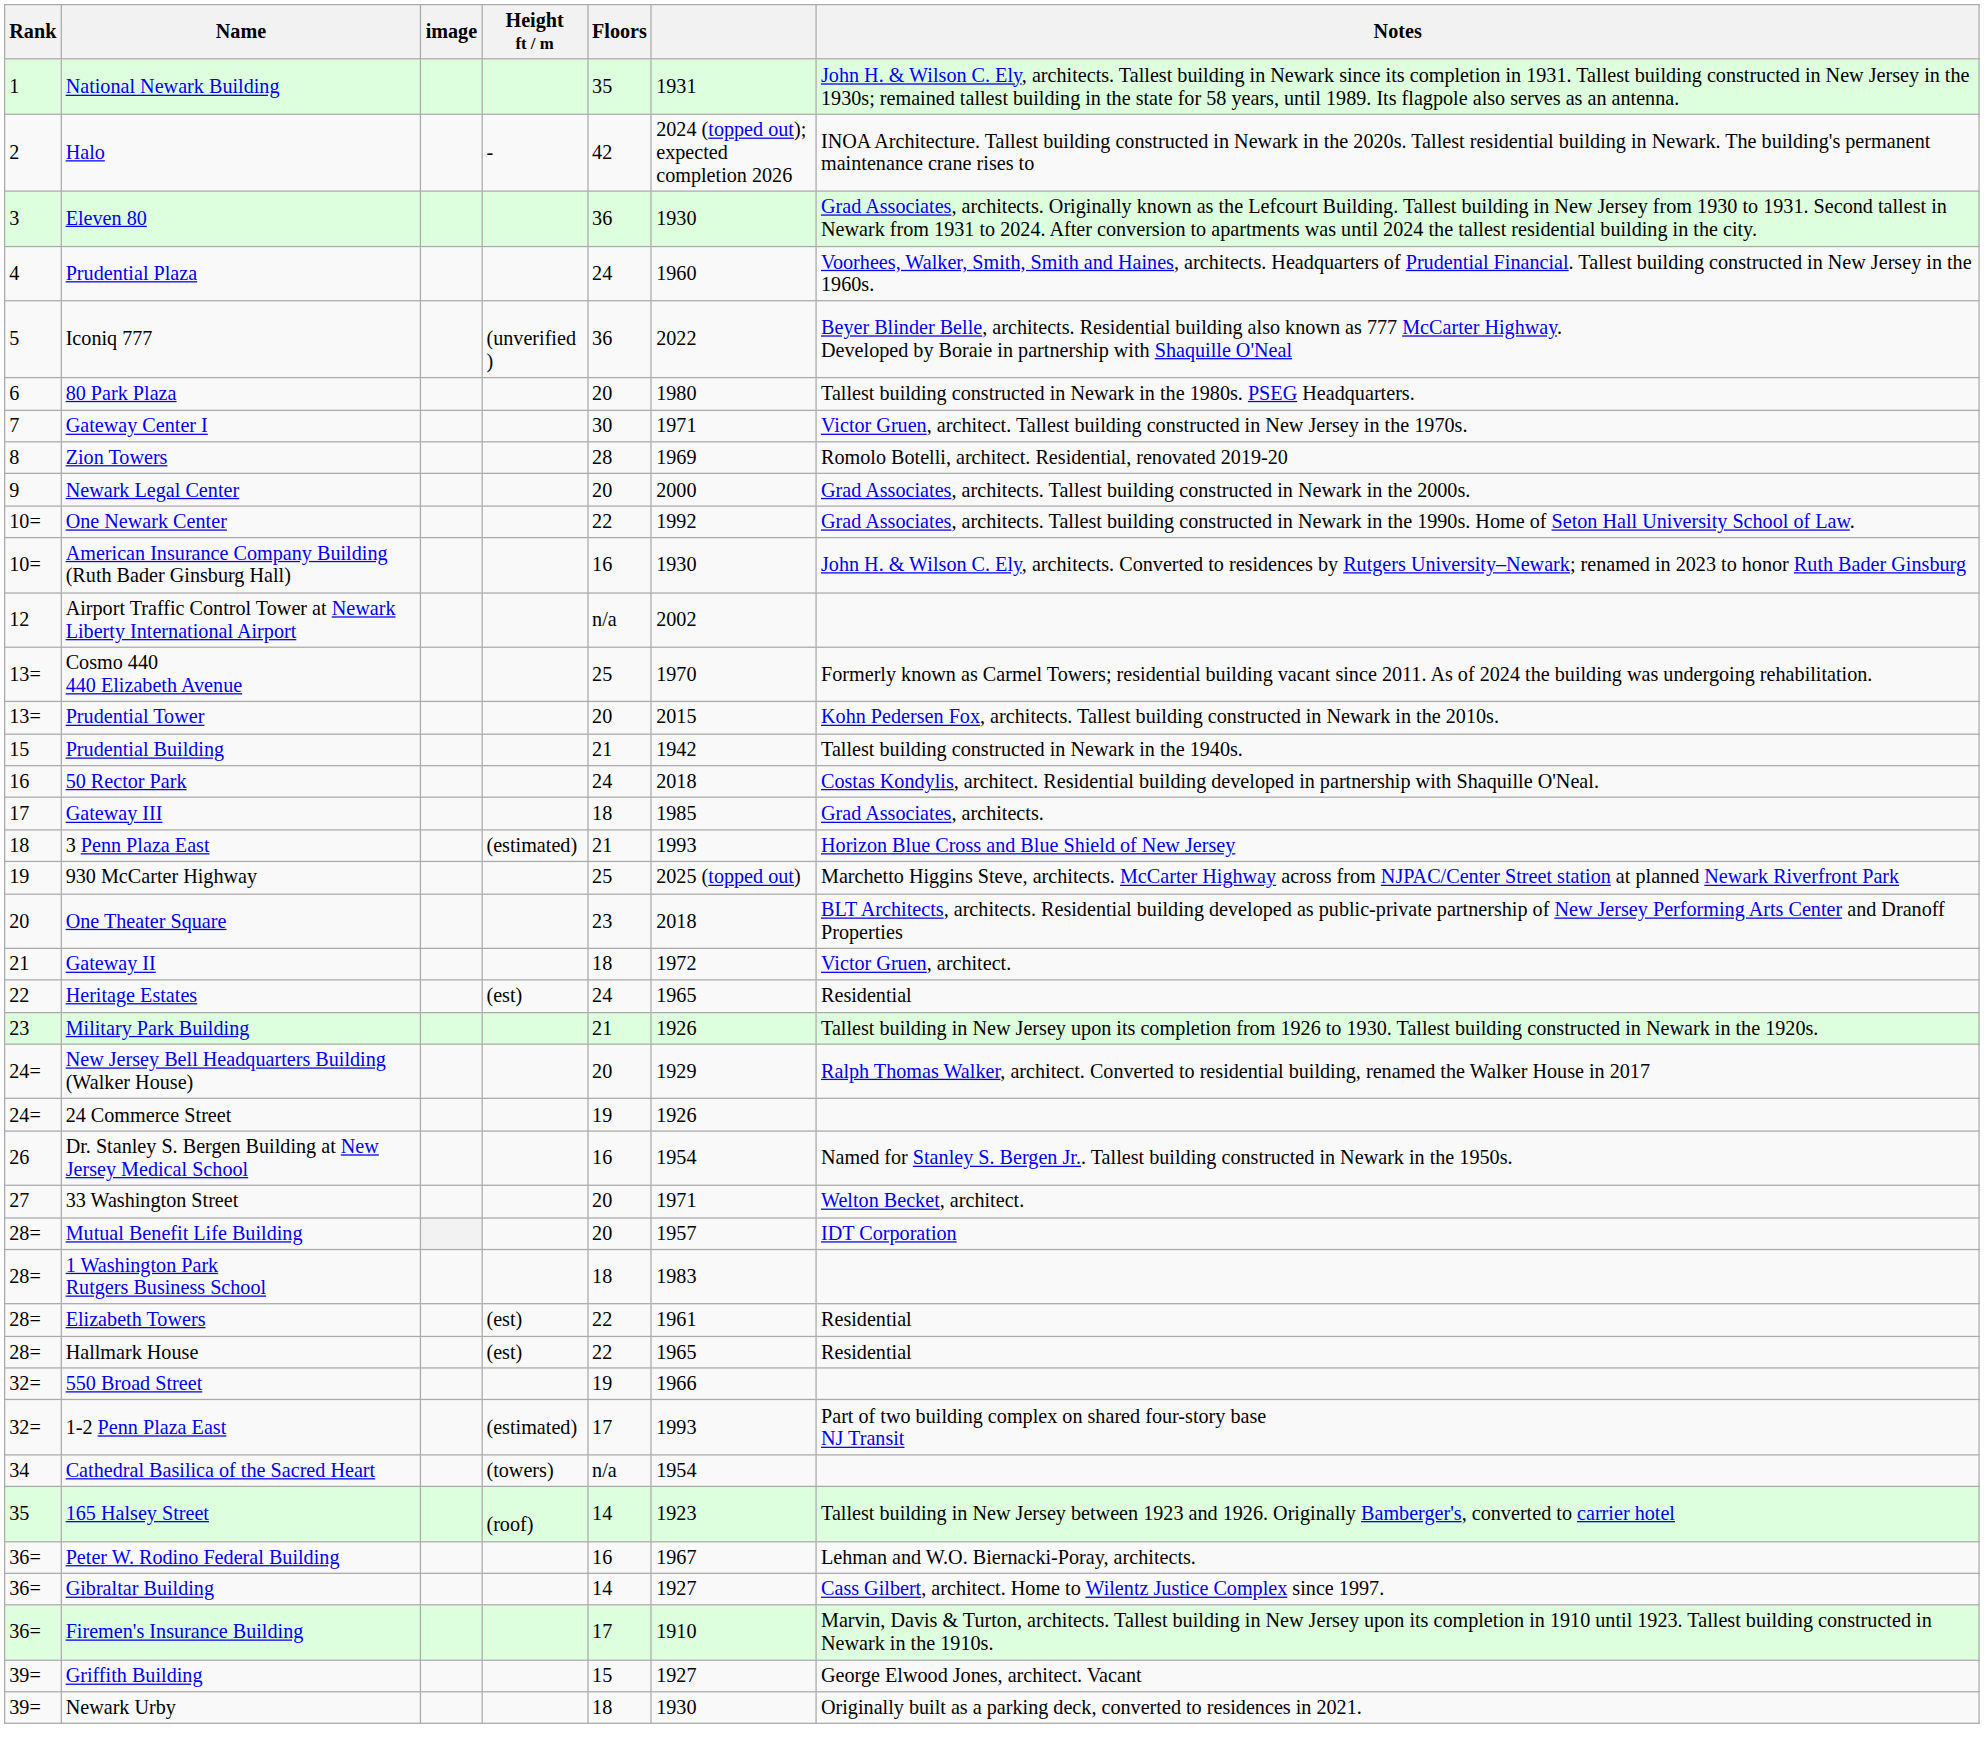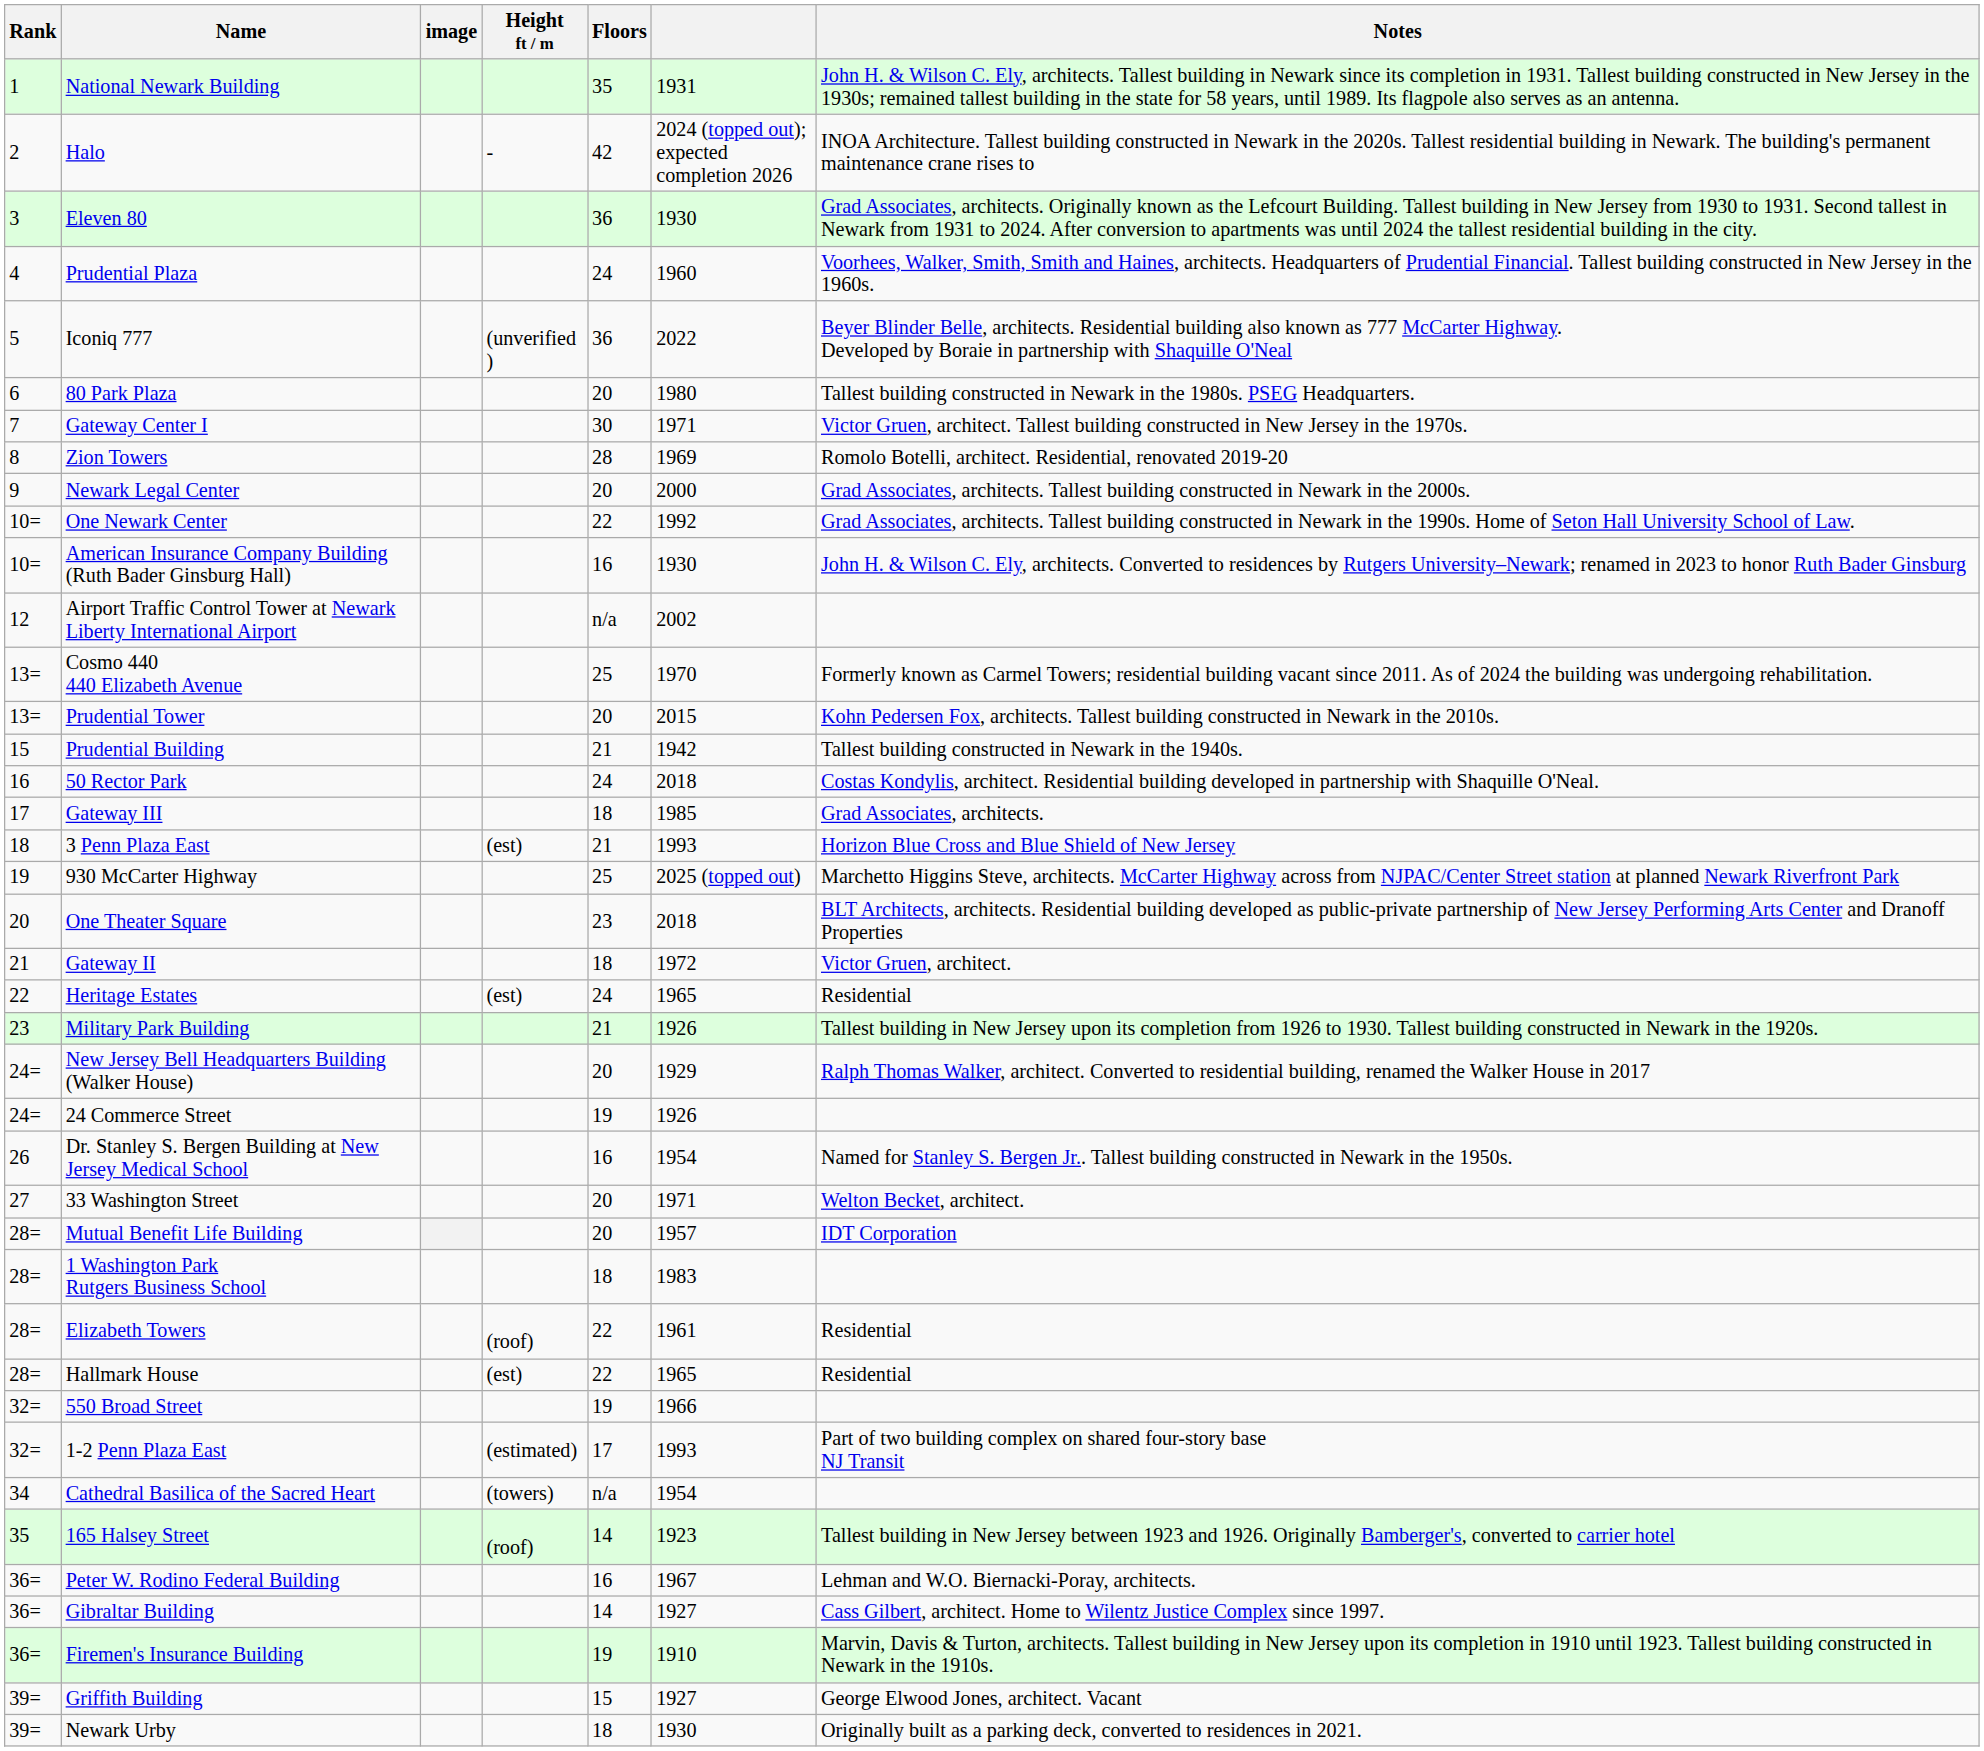(532, 845) (estimated) -> (504, 845) (est)
(504, 1319) (est) -> (510, 1342) (roof)
(602, 1632) 17 -> (602, 1655) 19
